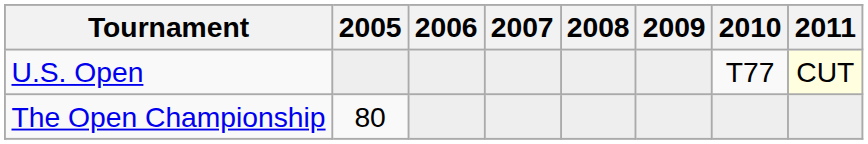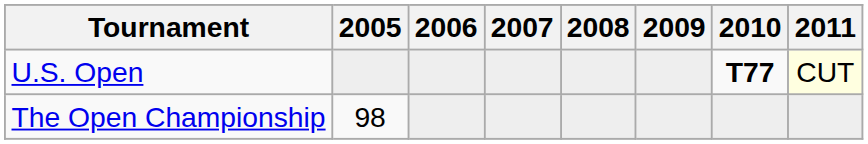(750, 72) normal -> (750, 72) bold
(370, 117) 80 -> (370, 117) 98
